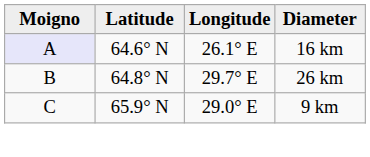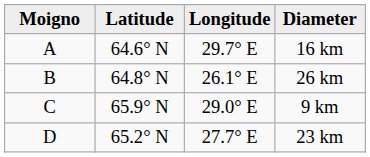(50, 48) lavender background -> (50, 48) no background
(230, 48) 26.1° E -> (230, 48) 29.7° E
(230, 78) 29.7° E -> (230, 78) 26.1° E
+ row: (320, 136)
